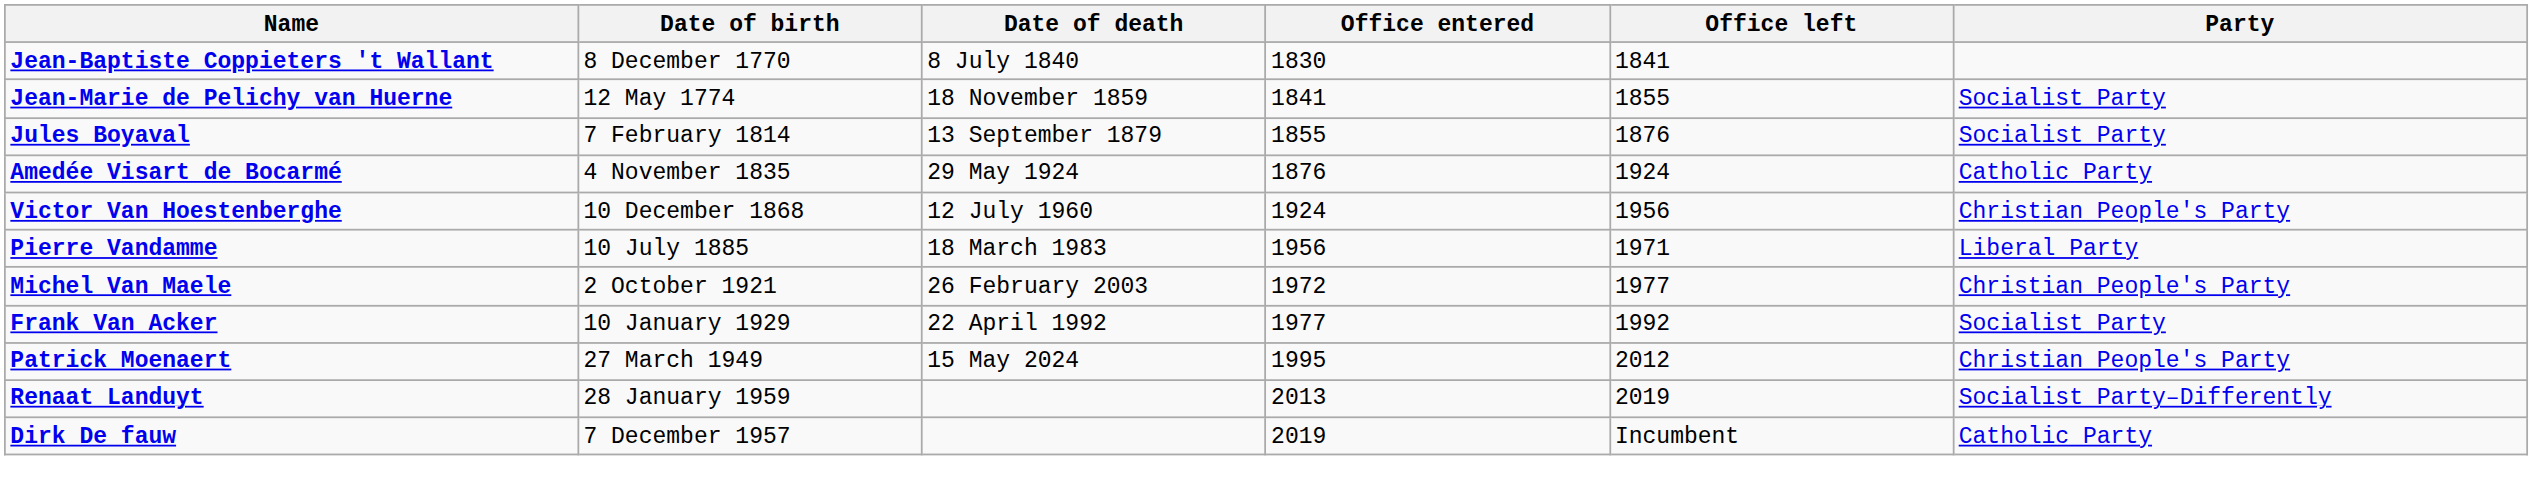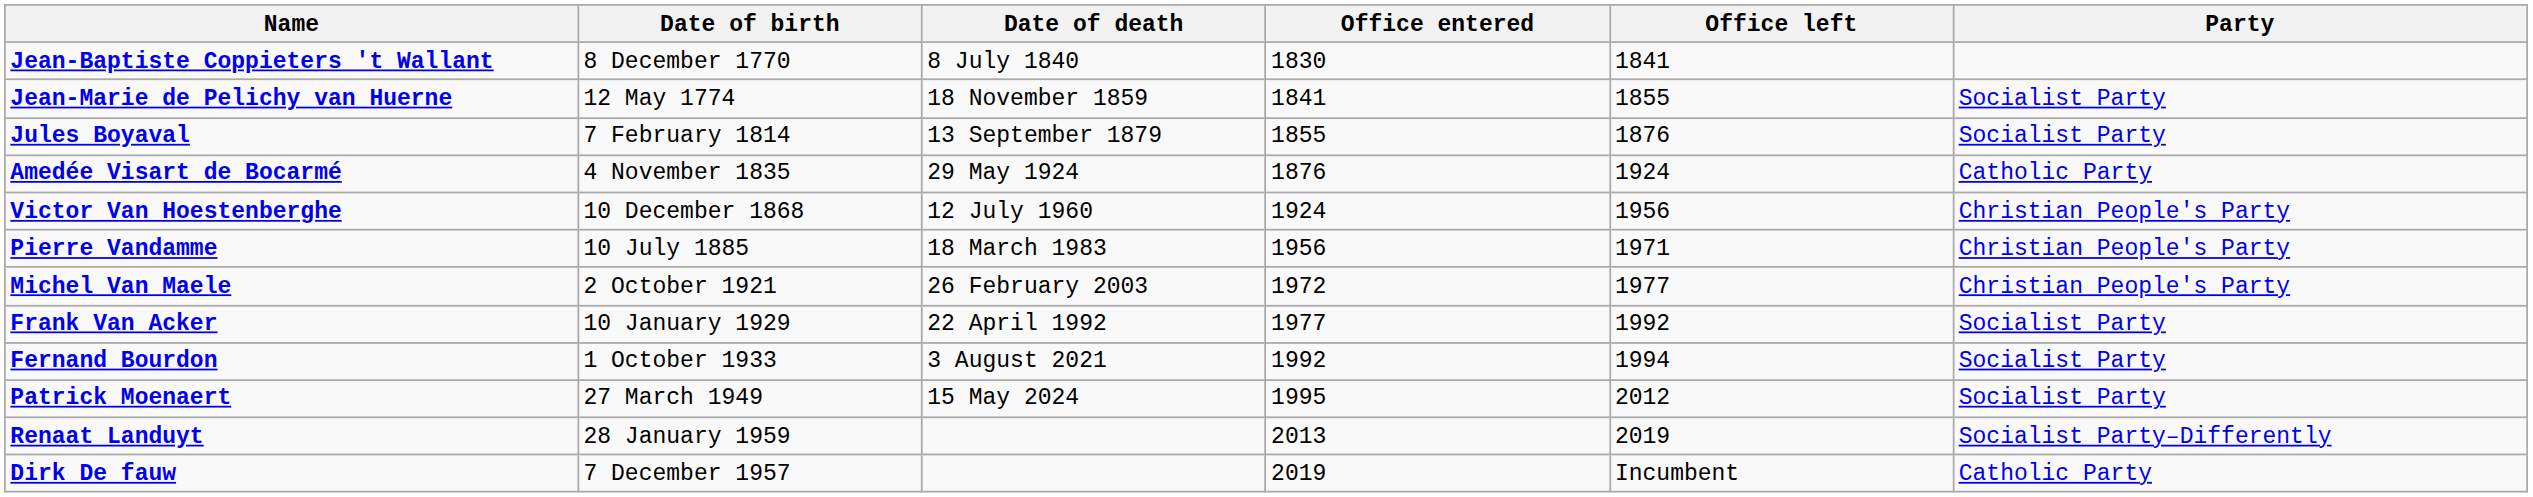(2048, 249) Liberal Party -> (2124, 249) Christian People's Party
+ row: (114, 361)
(2124, 361) Christian People's Party -> (2062, 399) Socialist Party
